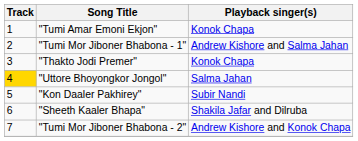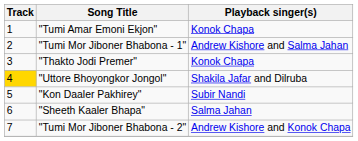(221, 78) Salma Jahan -> (249, 78) Shakila Jafar and Dilruba
(249, 111) Shakila Jafar and Dilruba -> (221, 111) Salma Jahan
